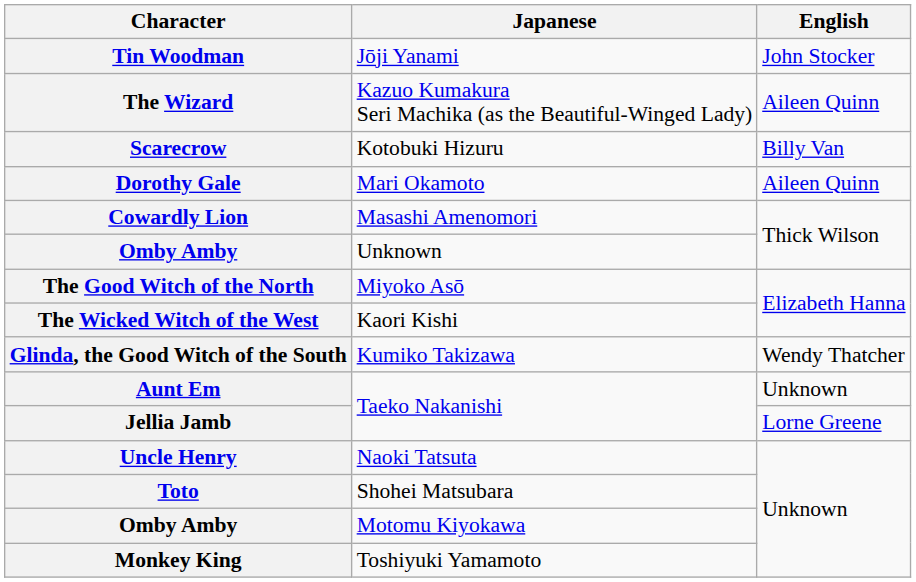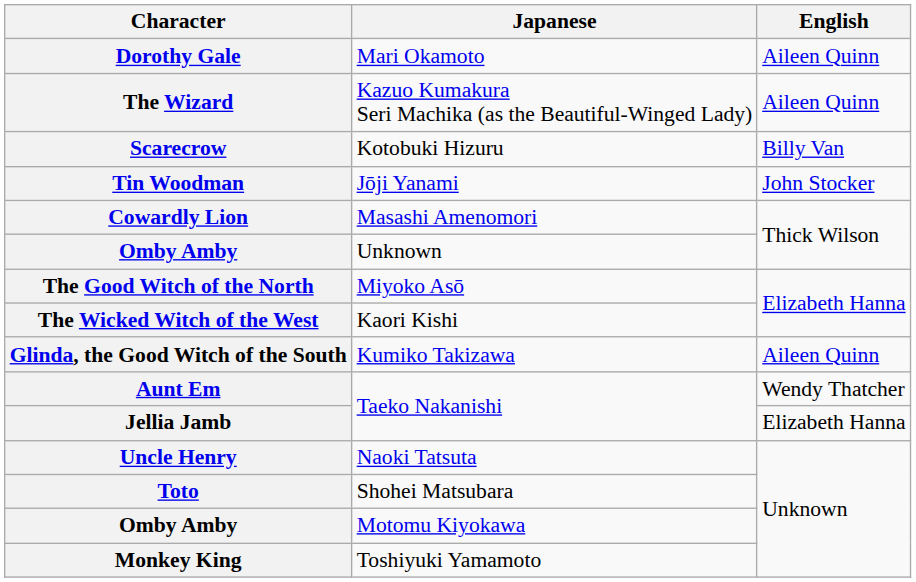rows swapped: (178, 182) <-> (178, 55)
(833, 354) Wendy Thatcher -> (821, 354) Aileen Quinn
(805, 388) Unknown -> (833, 388) Wendy Thatcher
(822, 422) Lorne Greene -> (834, 422) Elizabeth Hanna
